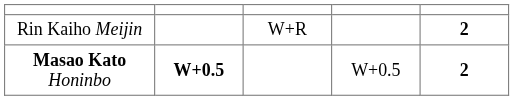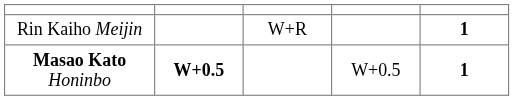(464, 29) 2 -> (464, 29) 1
(464, 70) 2 -> (464, 70) 1
